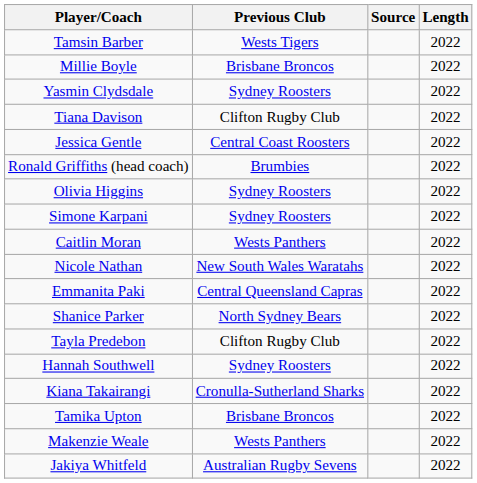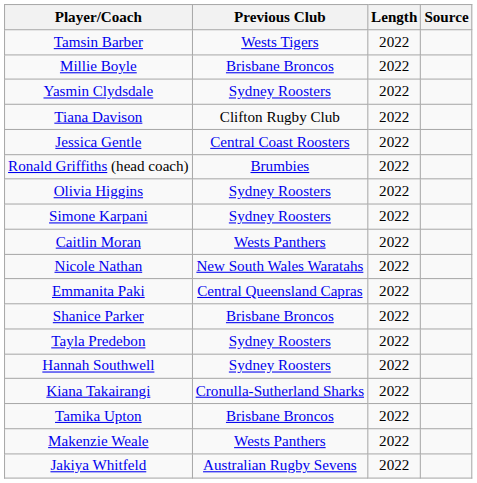columns swapped: (446, 17) <-> (393, 17)
(280, 316) North Sydney Bears -> (280, 316) Brisbane Broncos
(280, 341) Clifton Rugby Club -> (280, 341) Sydney Roosters
